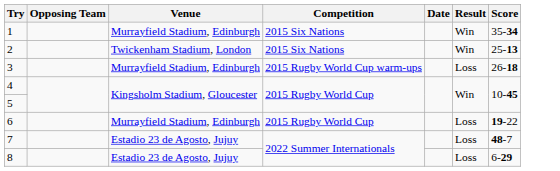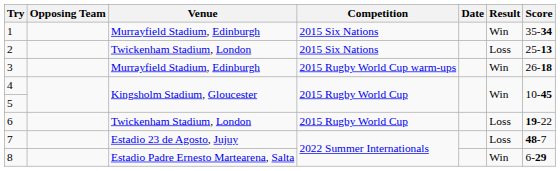(465, 49) Win -> (500, 49) Loss
(466, 67) Loss -> (499, 67) Win
(186, 121) Murrayfield Stadium, Edinburgh -> (181, 121) Twickenham Stadium, London
(175, 157) Estadio 23 de Agosto, Jujuy -> (203, 157) Estadio Padre Ernesto Martearena, Salta
(466, 157) Loss -> (499, 157) Win
